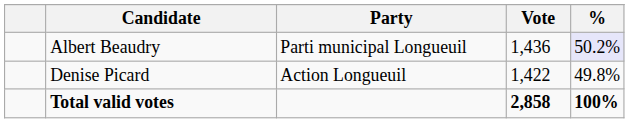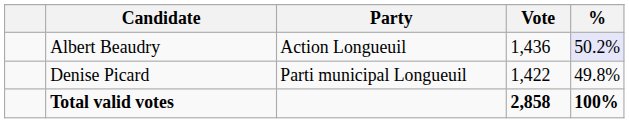(374, 46) Parti municipal Longueuil -> (343, 46) Action Longueuil
(343, 74) Action Longueuil -> (374, 74) Parti municipal Longueuil
